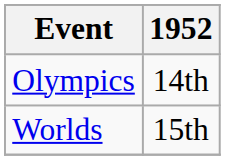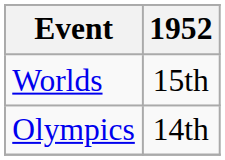rows swapped: (74, 79) <-> (57, 129)
